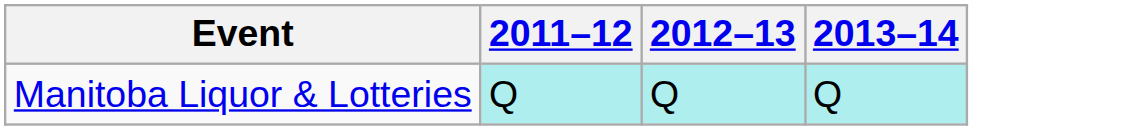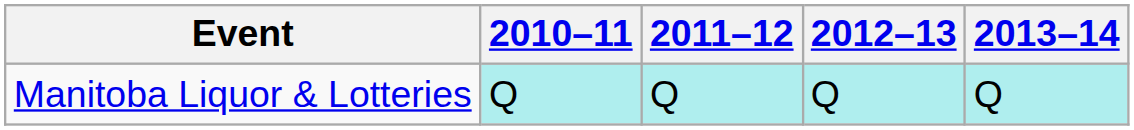+ column: (561, 34)
